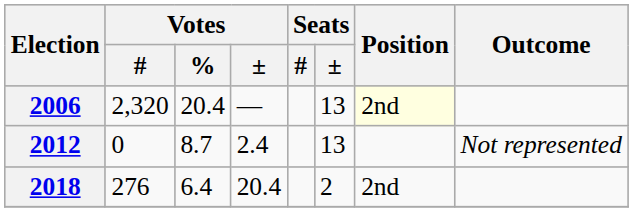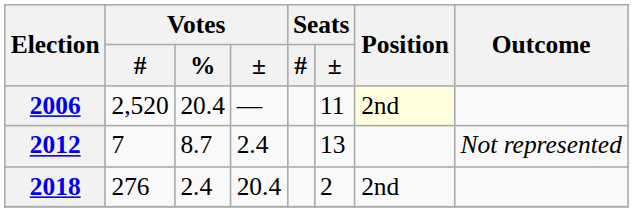(140, 105) 2,320 -> (140, 105) 2,520
(333, 105) 13 -> (332, 105) 11
(118, 145) 0 -> (118, 145) 7
(196, 186) 6.4 -> (196, 186) 2.4
